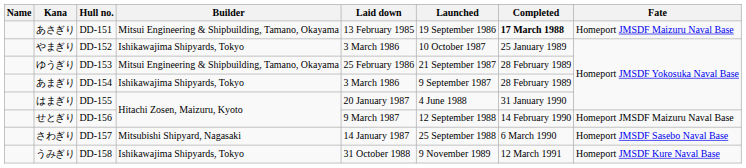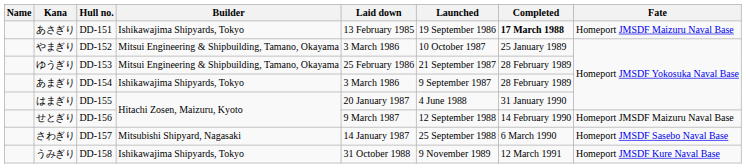(229, 30) Mitsui Engineering & Shipbuilding, Tamano, Okayama -> (181, 30) Ishikawajima Shipyards, Tokyo
(181, 47) Ishikawajima Shipyards, Tokyo -> (229, 47) Mitsui Engineering & Shipbuilding, Tamano, Okayama
